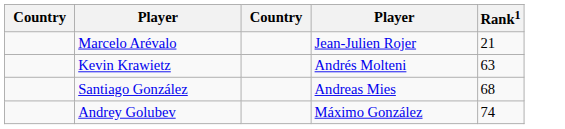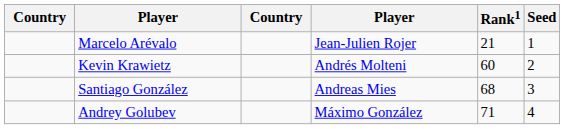+ column: (542, 18)
(488, 66) 63 -> (488, 66) 60
(488, 112) 74 -> (488, 112) 71
